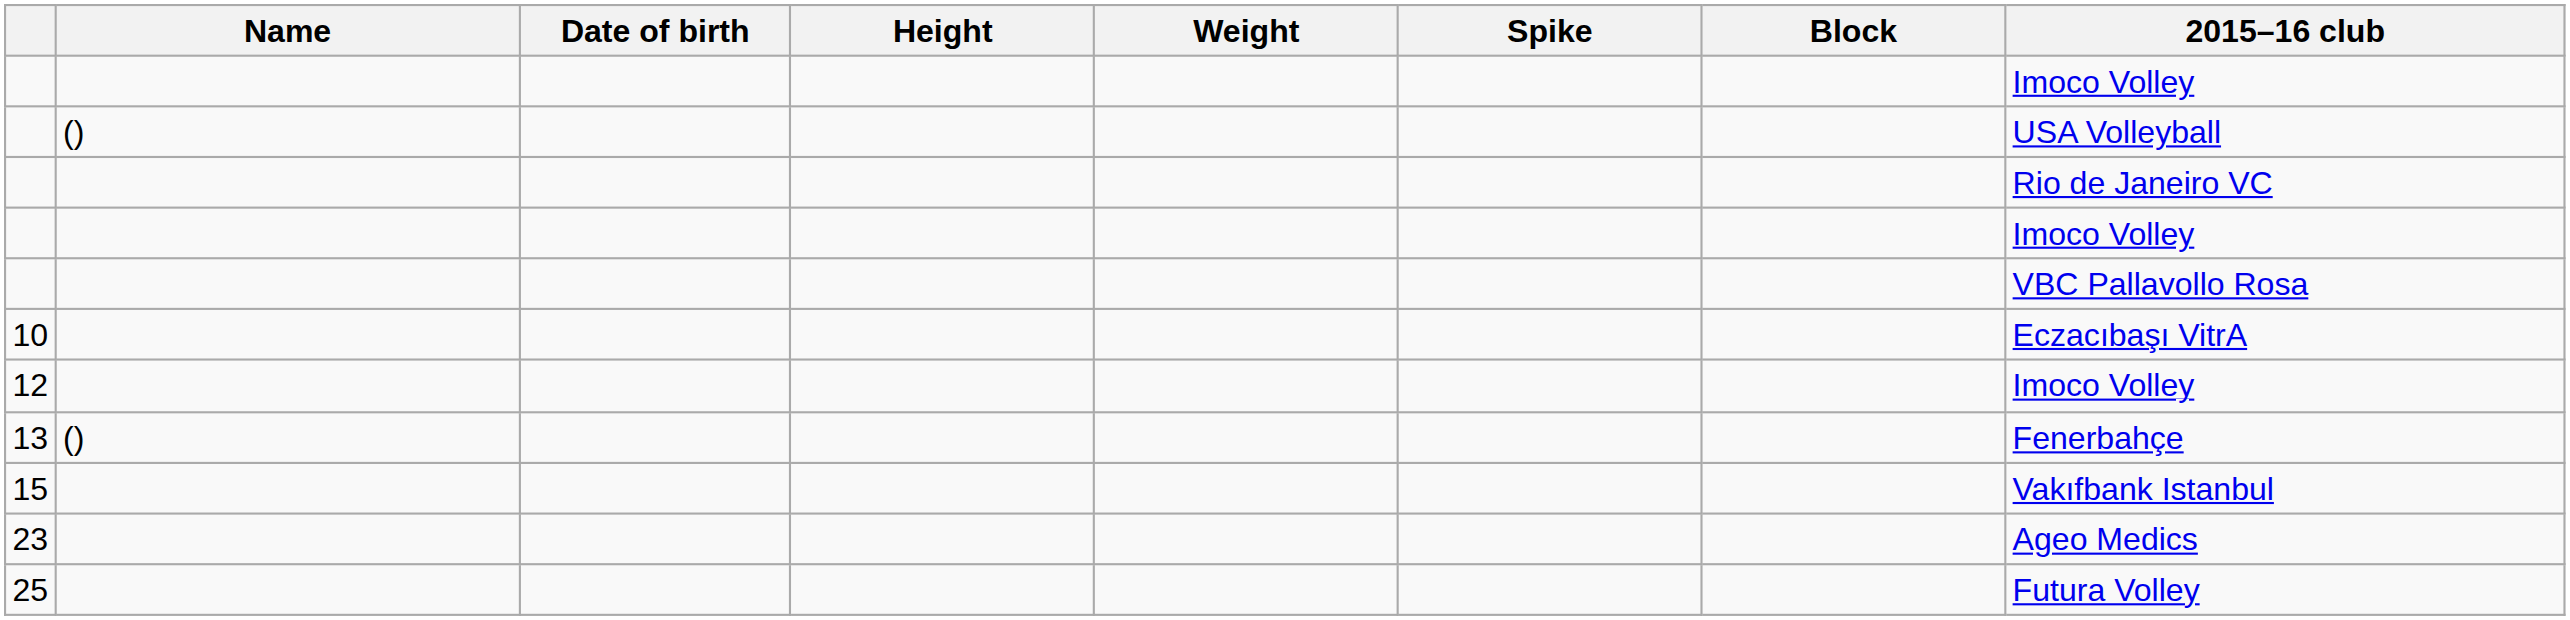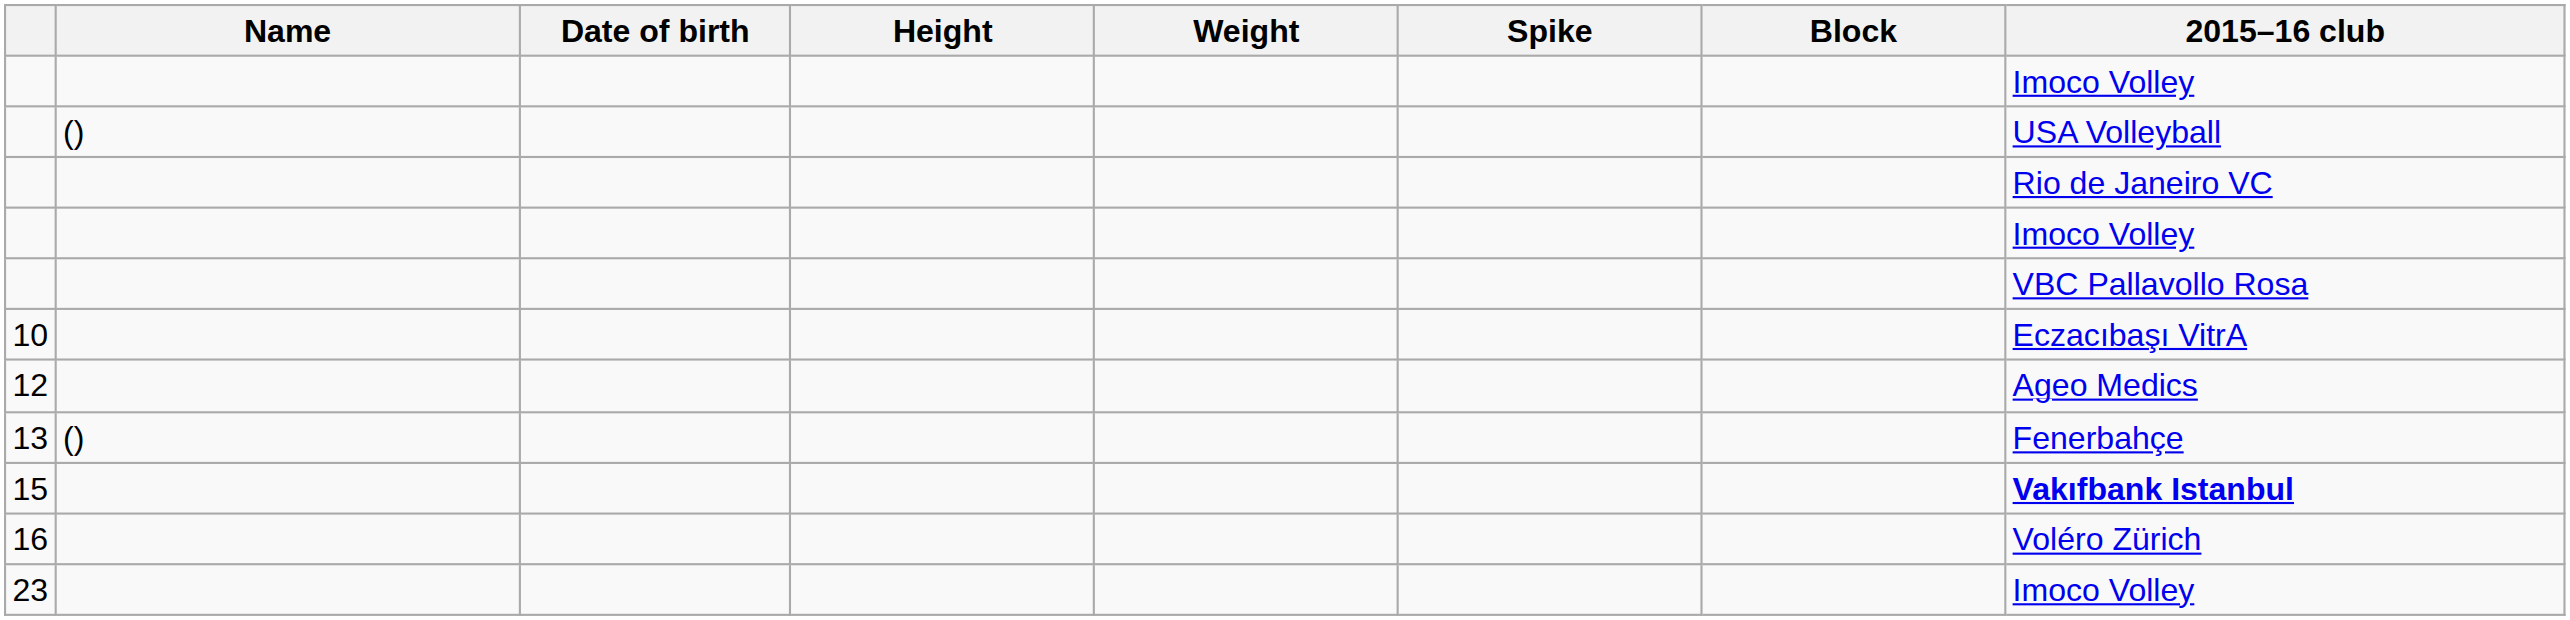(2103, 386) Imoco Volley -> (2105, 386) Ageo Medics
(2143, 488) normal -> (2153, 488) bold
+ row: (30, 538)
(2105, 538) Ageo Medics -> (2103, 589) Imoco Volley
- row: (30, 589)
